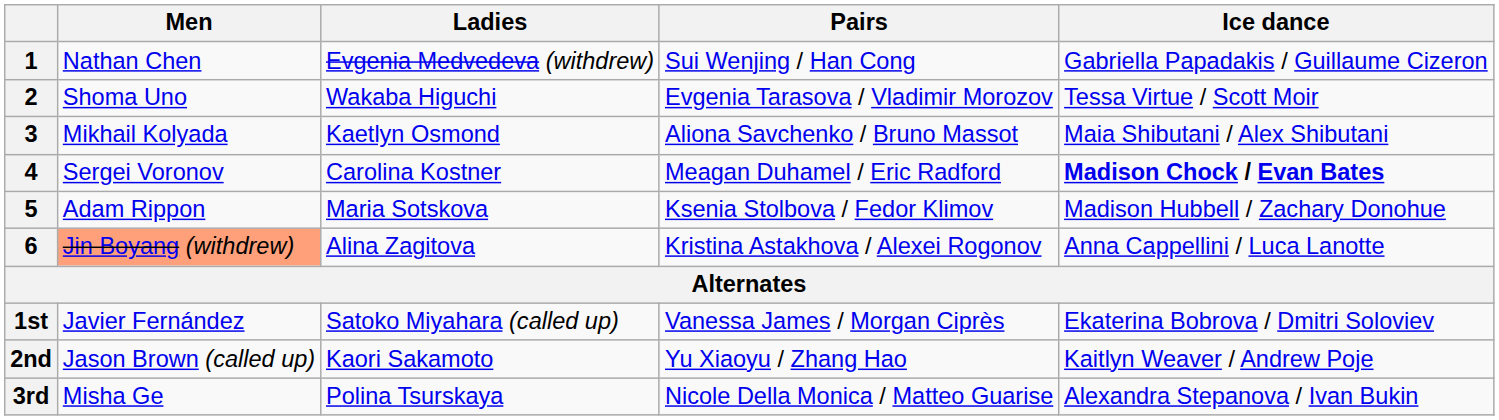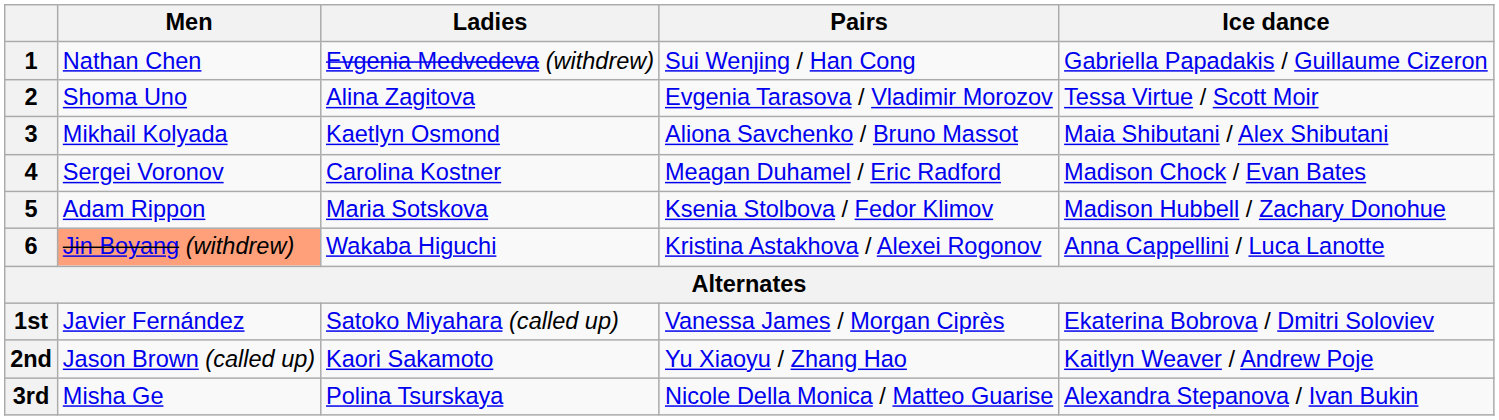(411, 97) Wakaba Higuchi -> (401, 97) Alina Zagitova
(1224, 172) bold -> (1215, 172) normal
(401, 246) Alina Zagitova -> (411, 246) Wakaba Higuchi
